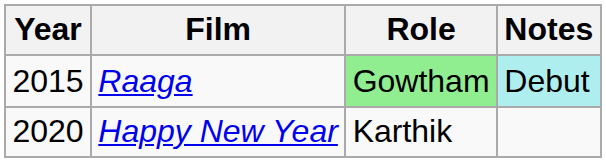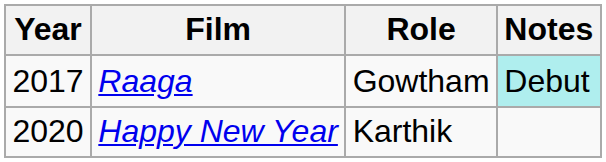(48, 80) 2015 -> (48, 80) 2017
(421, 80) lightgreen background -> (421, 80) no background
